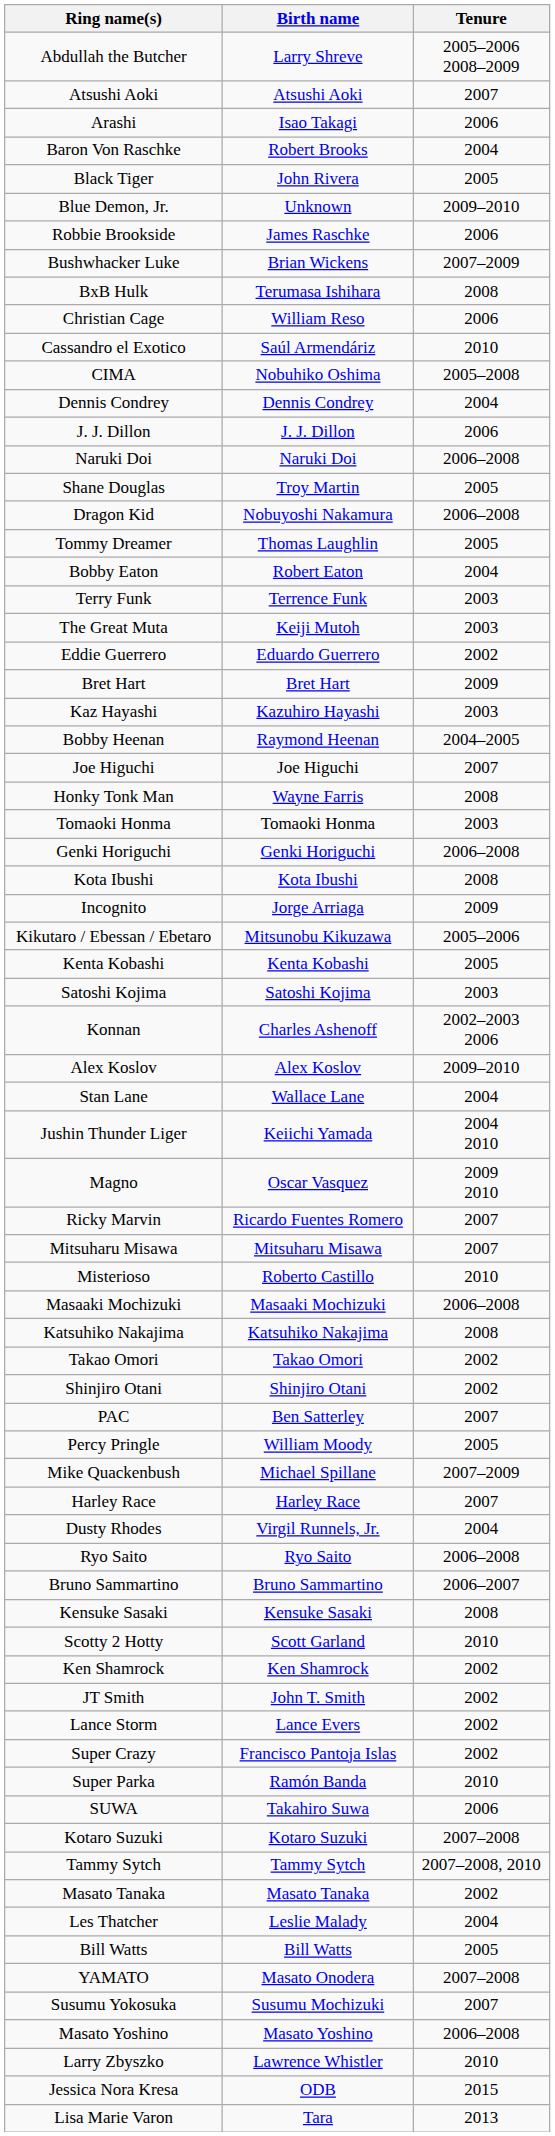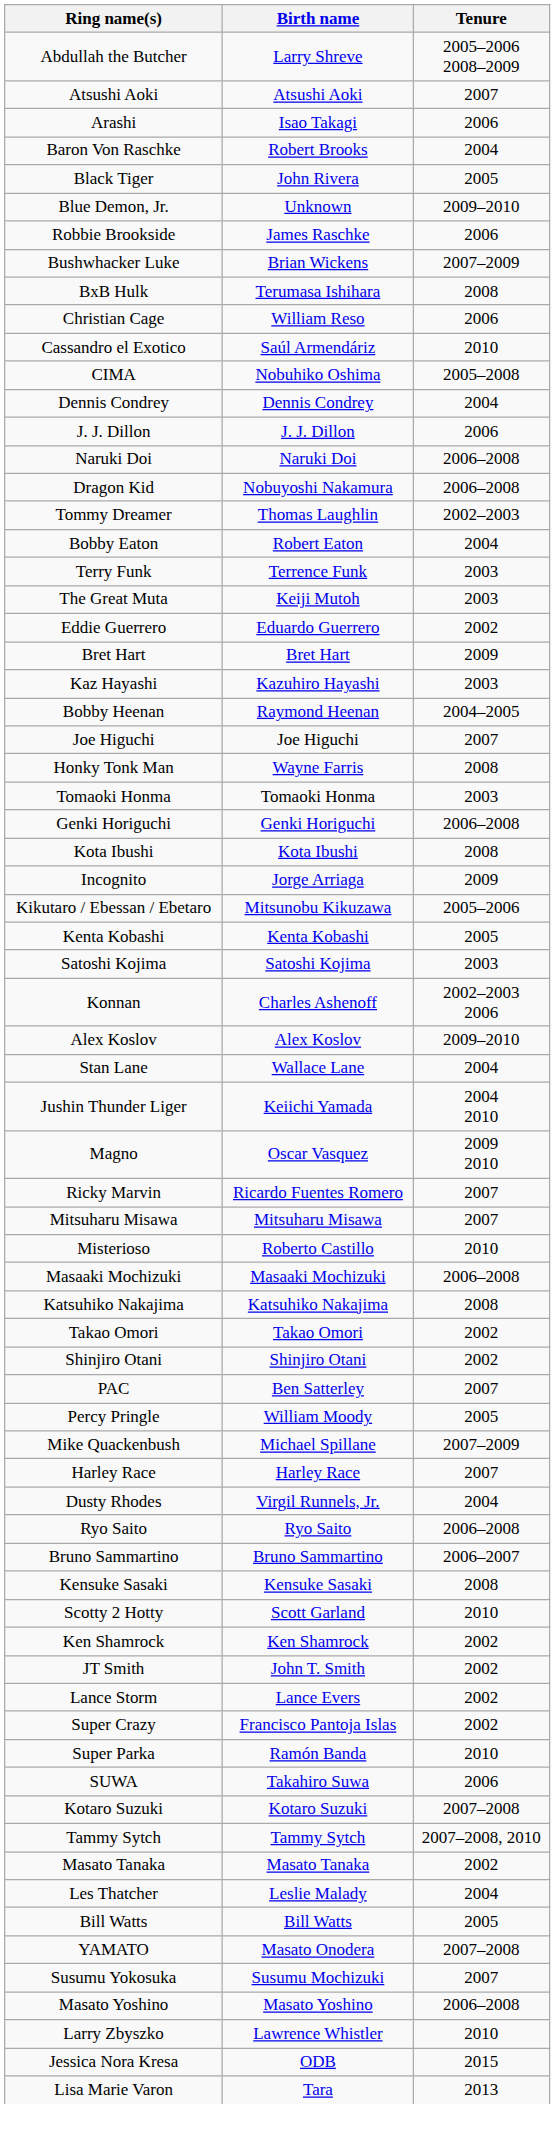- row: (114, 486)
(481, 542) 2005 -> (481, 514) 2002–2003
